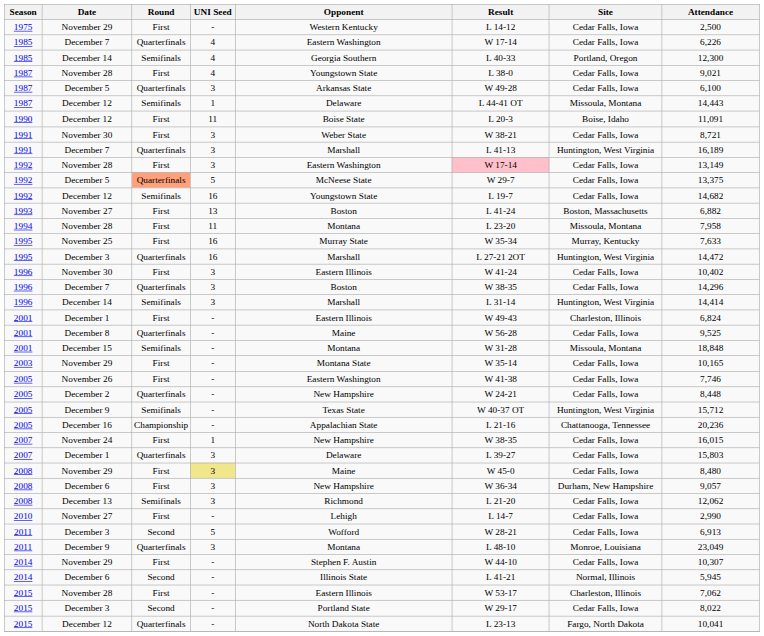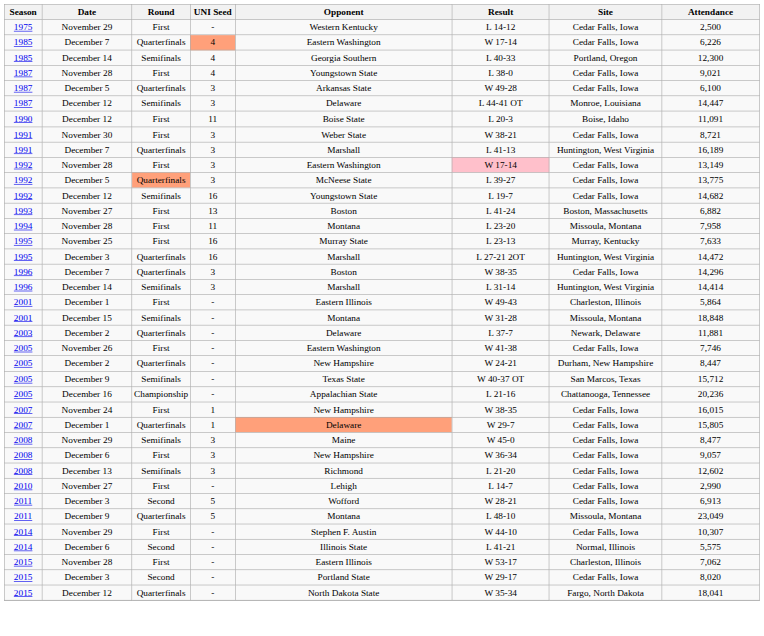(213, 42) no background -> (213, 42) lightsalmon background
(213, 104) 1 -> (213, 104) 3
(606, 104) Missoula, Montana -> (606, 104) Monroe, Louisiana
(711, 104) 14,443 -> (711, 104) 14,447
(213, 180) 5 -> (213, 180) 3
(501, 180) W 29-7 -> (501, 180) L 39-27
(711, 180) 13,375 -> (711, 180) 13,775
(501, 241) W 35-34 -> (501, 241) L 23-13
- row: (23, 272)
(711, 318) 6,824 -> (711, 302) 5,864
- row: (23, 333)
- row: (23, 363)
+ row: (23, 333)
(606, 394) Cedar Falls, Iowa -> (606, 363) Durham, New Hampshire
(711, 394) 8,448 -> (711, 363) 8,447
(606, 409) Huntington, West Virginia -> (606, 379) San Marcos, Texas
(213, 455) 3 -> (213, 425) 1
(344, 455) no background -> (344, 425) lightsalmon background
(501, 455) L 39-27 -> (501, 425) W 29-7
(711, 455) 15,803 -> (711, 425) 15,805
(161, 470) First -> (161, 440) Semifinals
(213, 470) khaki background -> (213, 440) no background
(711, 470) 8,480 -> (711, 440) 8,477
(606, 486) Durham, New Hampshire -> (606, 455) Cedar Falls, Iowa
(711, 501) 12,062 -> (711, 470) 12,602
(213, 547) 3 -> (213, 516) 5
(606, 547) Monroe, Louisiana -> (606, 516) Missoula, Montana
(711, 577) 5,945 -> (711, 547) 5,575
(711, 608) 8,022 -> (711, 577) 8,020
(501, 623) L 23-13 -> (501, 593) W 35-34
(711, 623) 10,041 -> (711, 593) 18,041
